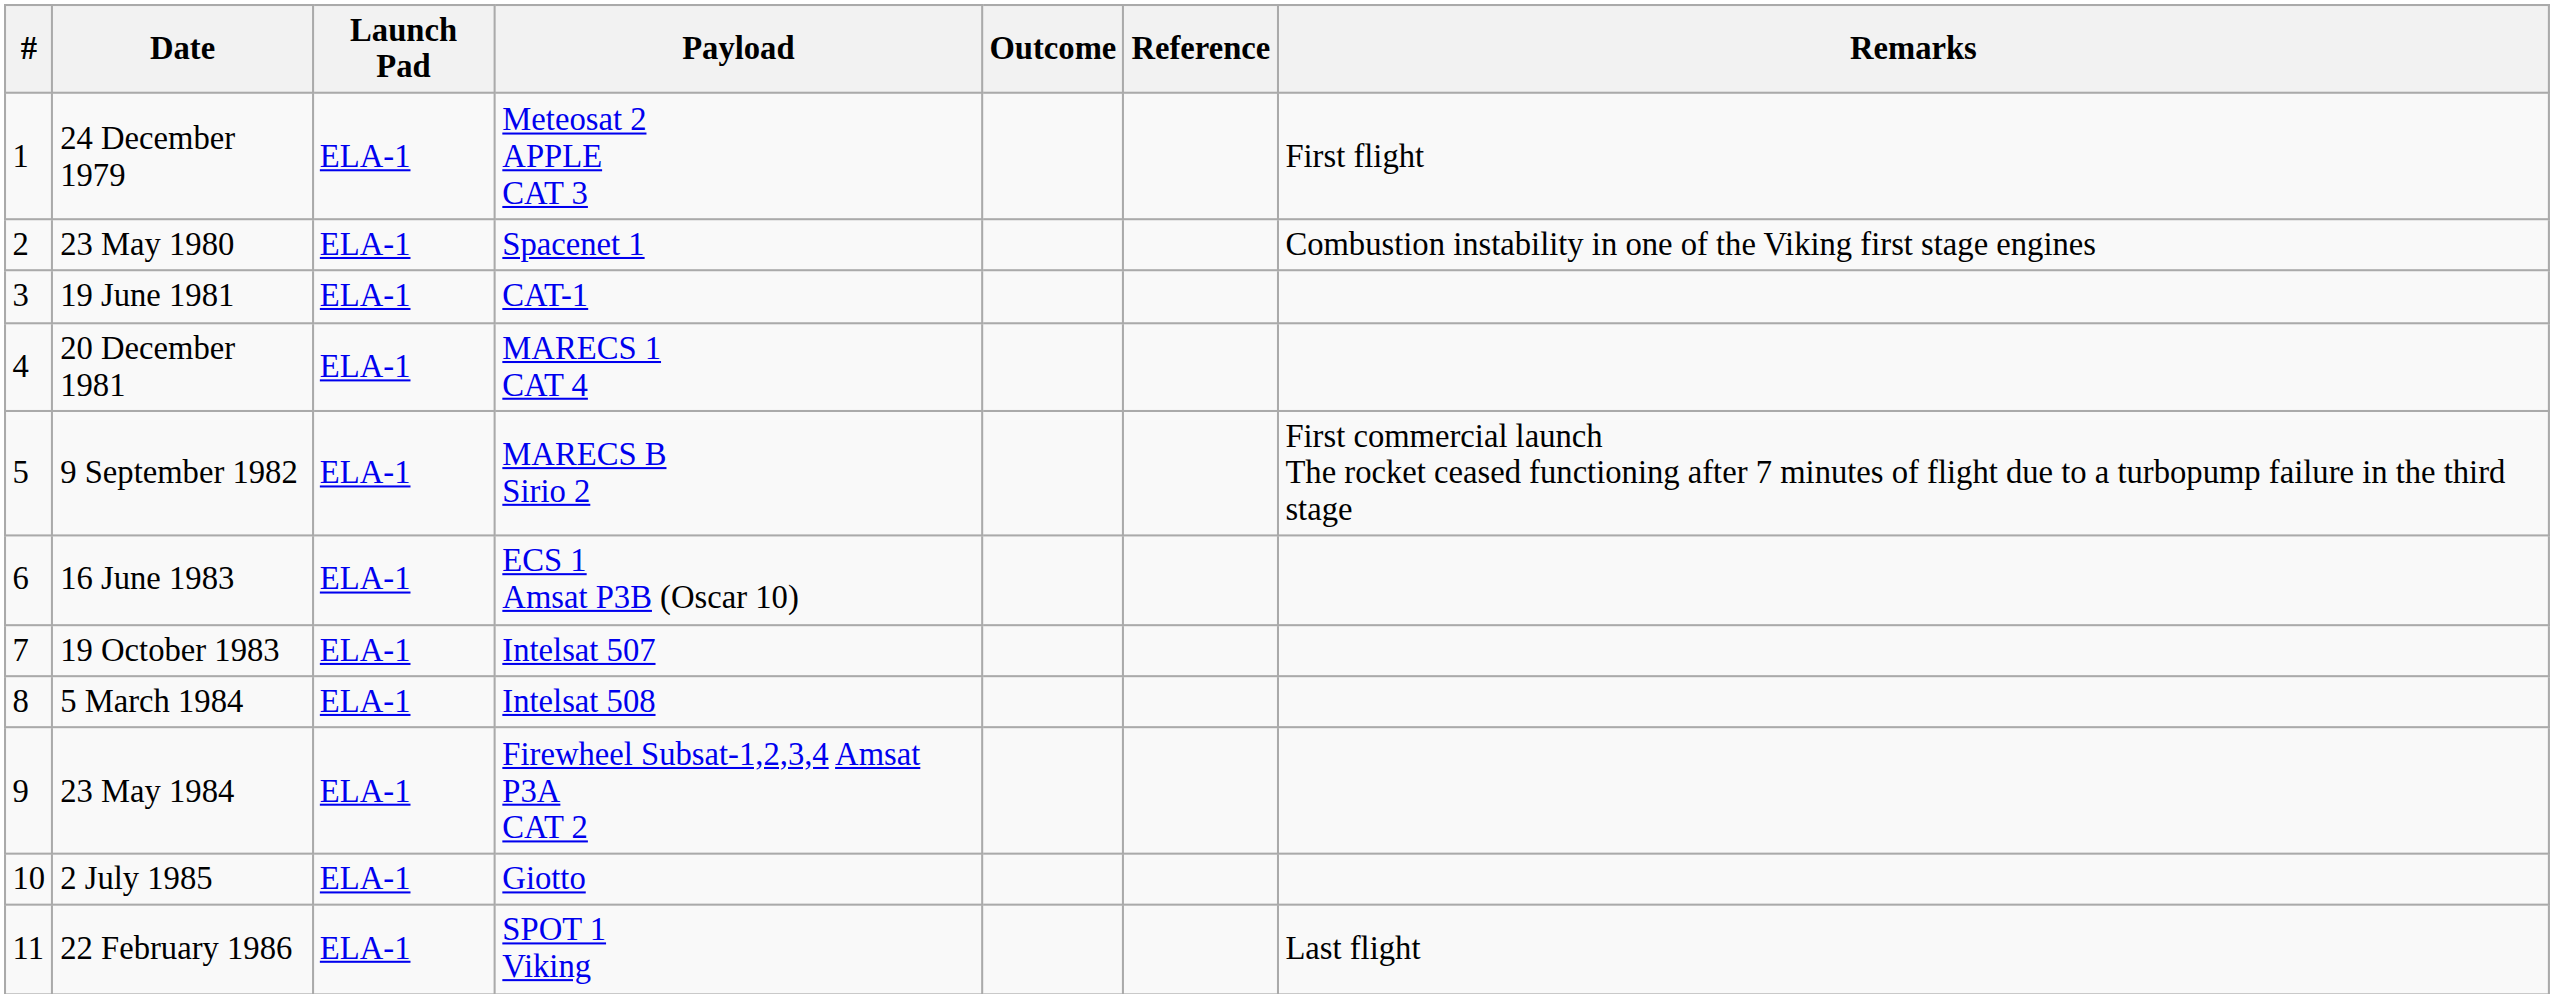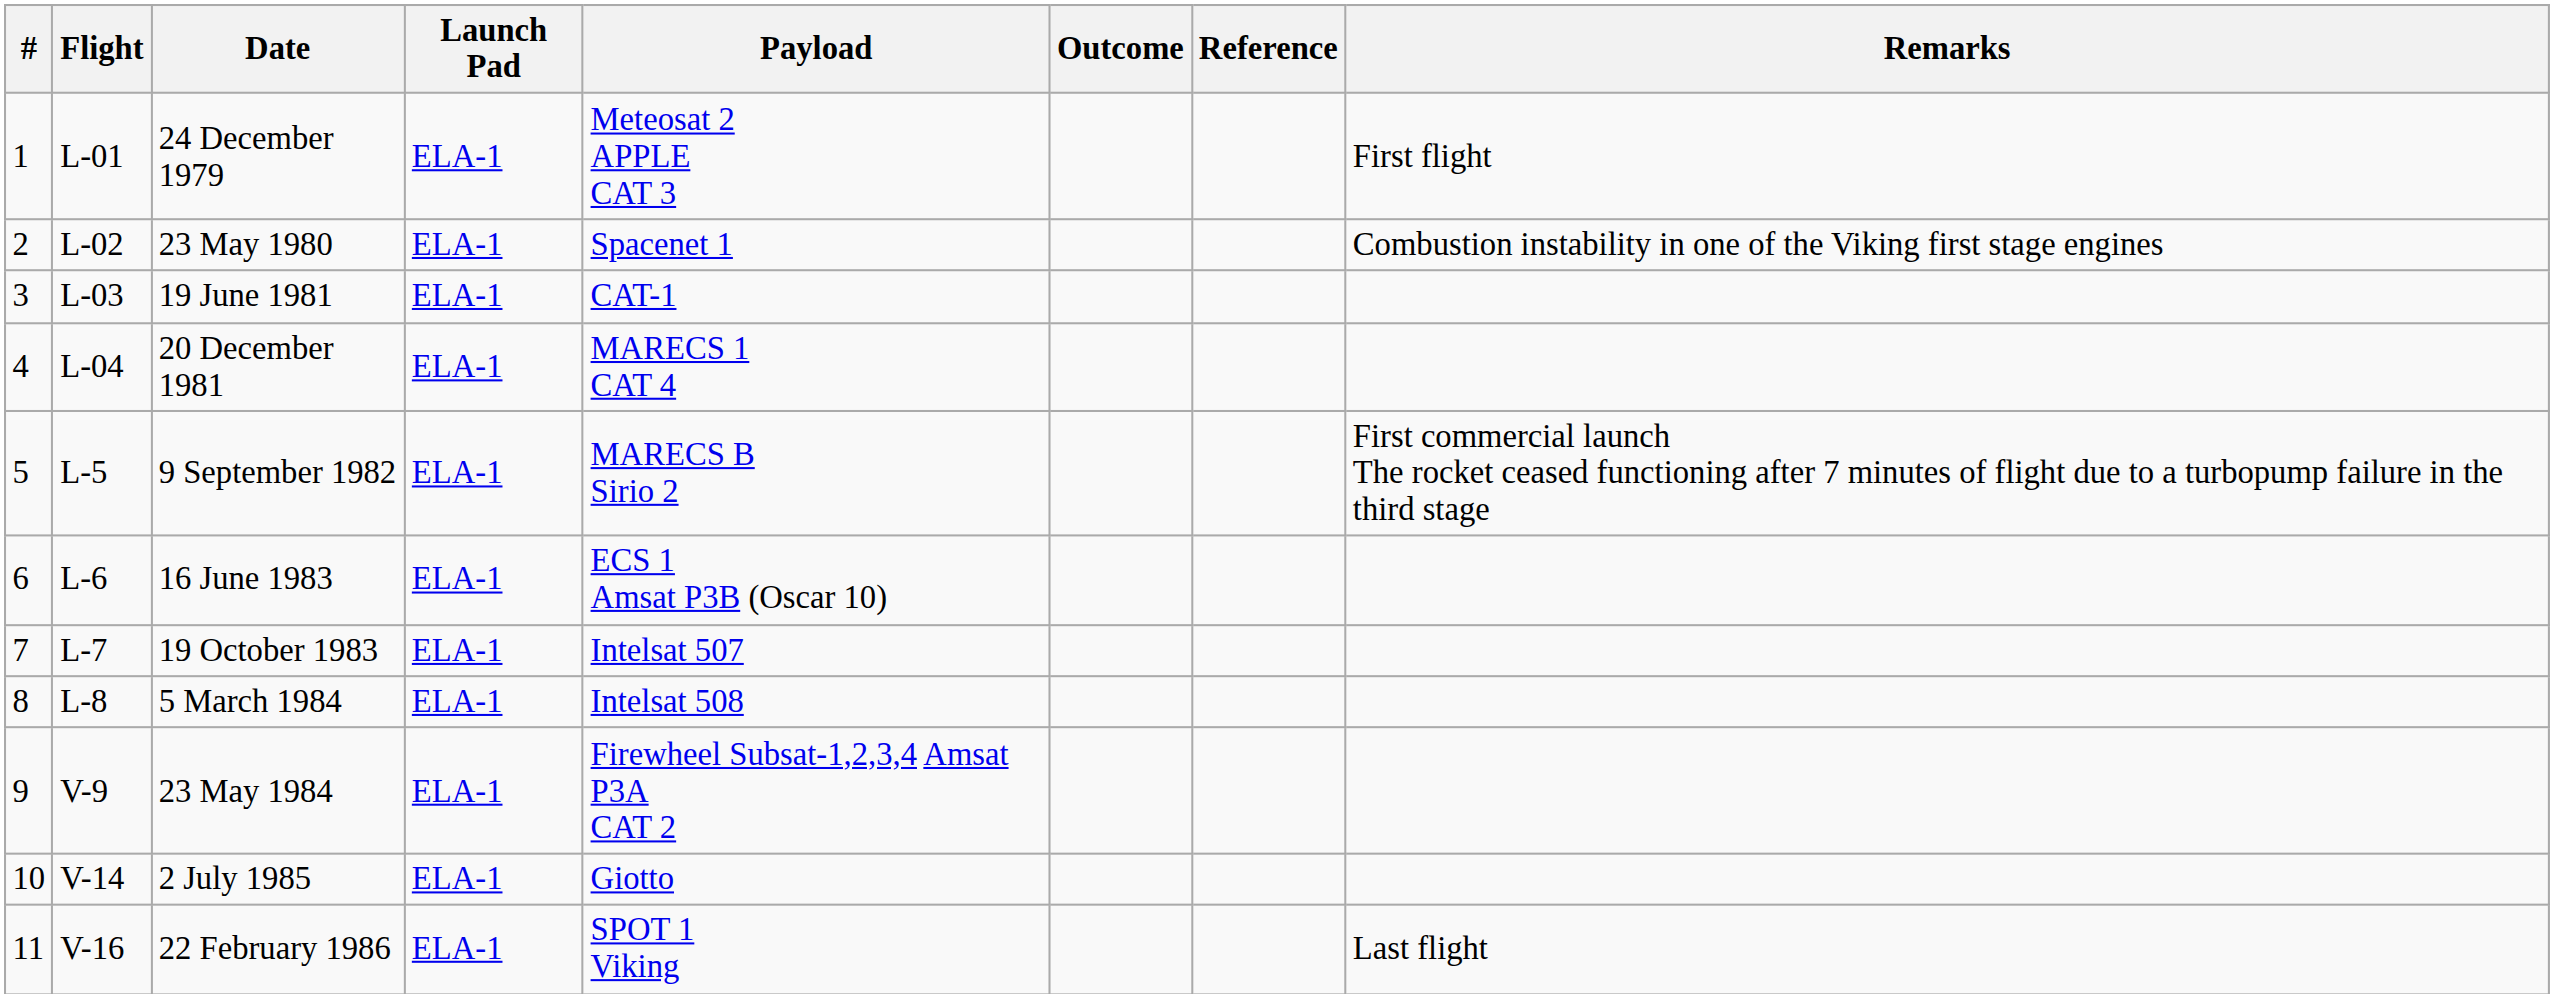+ column: (102, 48)
